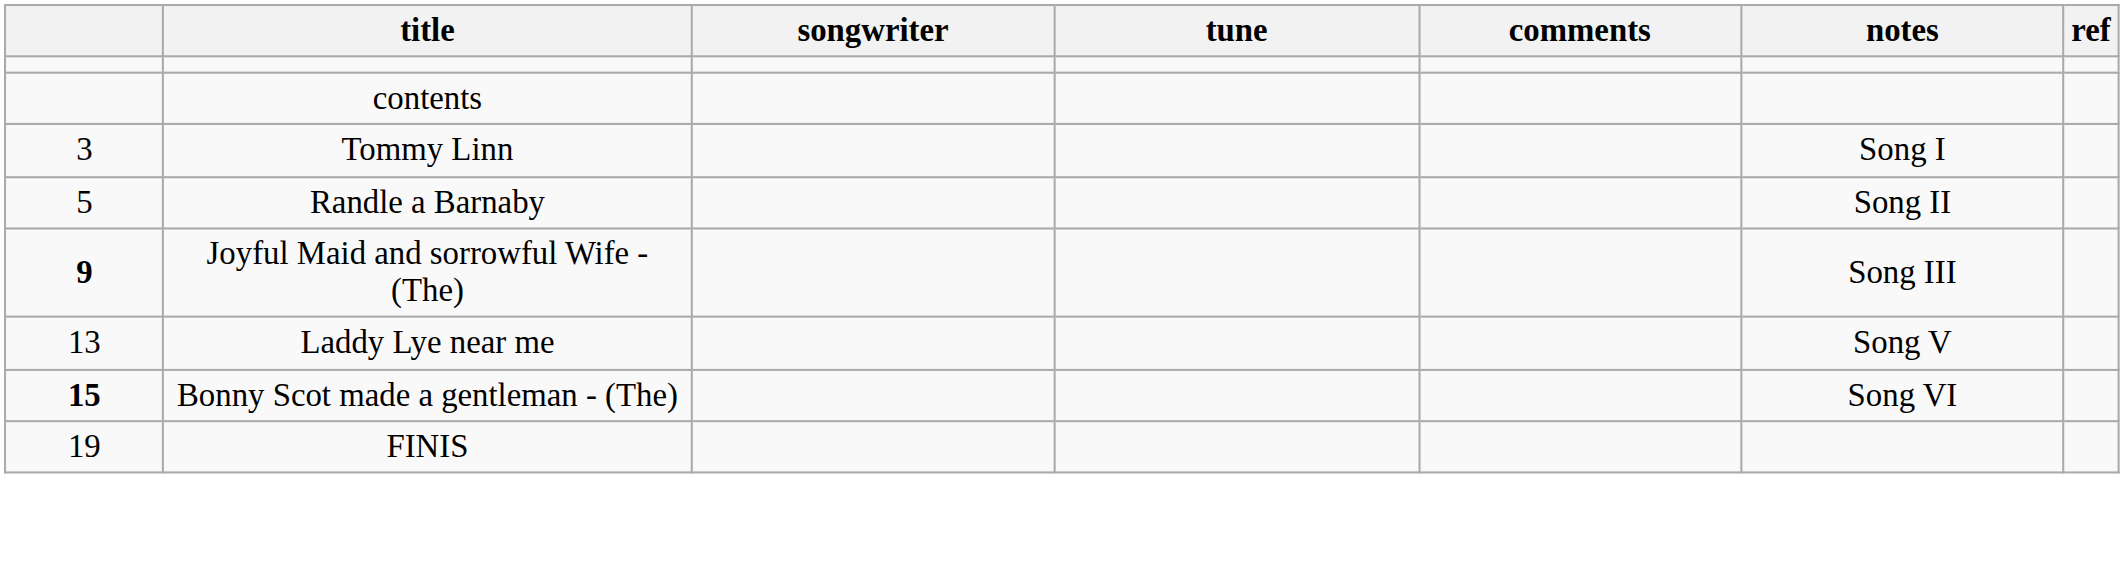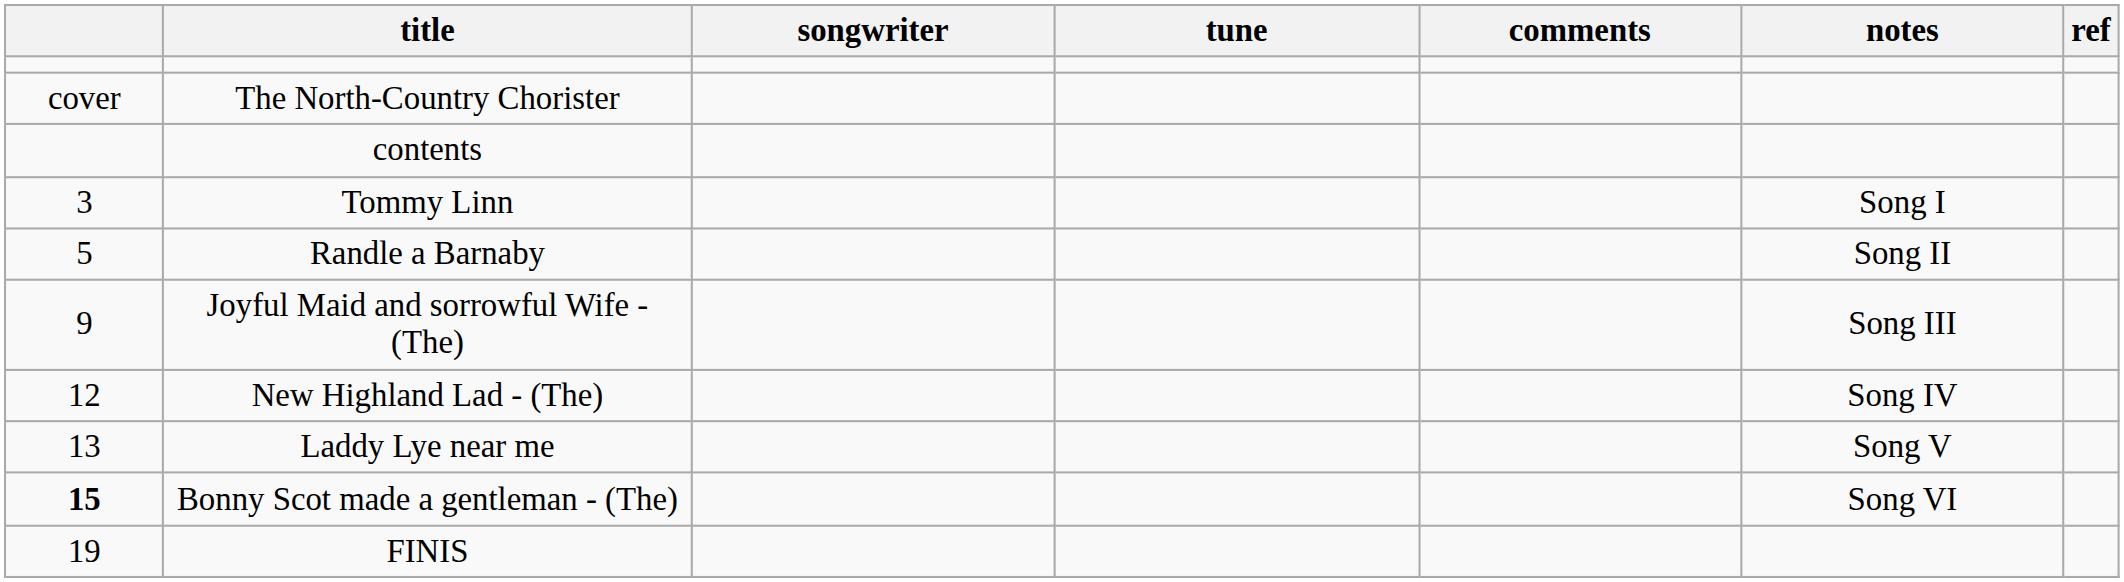+ row: (427, 97)
(84, 272) bold -> (84, 324) normal
+ row: (427, 394)
